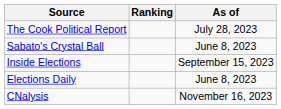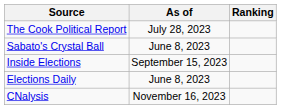columns swapped: (152, 12) <-> (226, 12)
